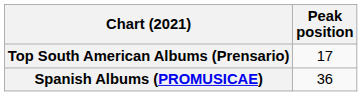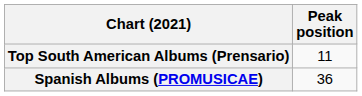(325, 56) 17 -> (325, 56) 11
